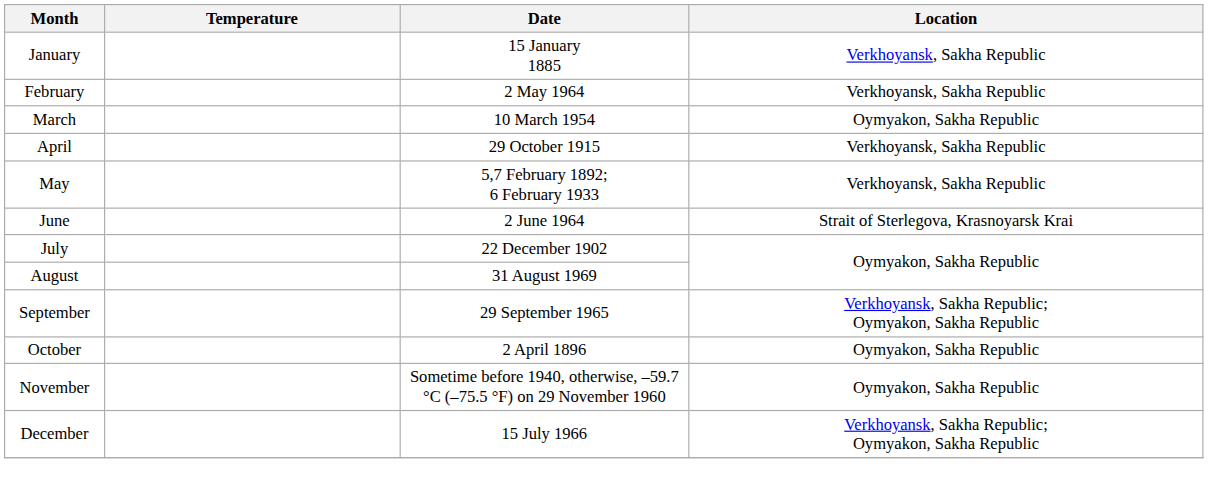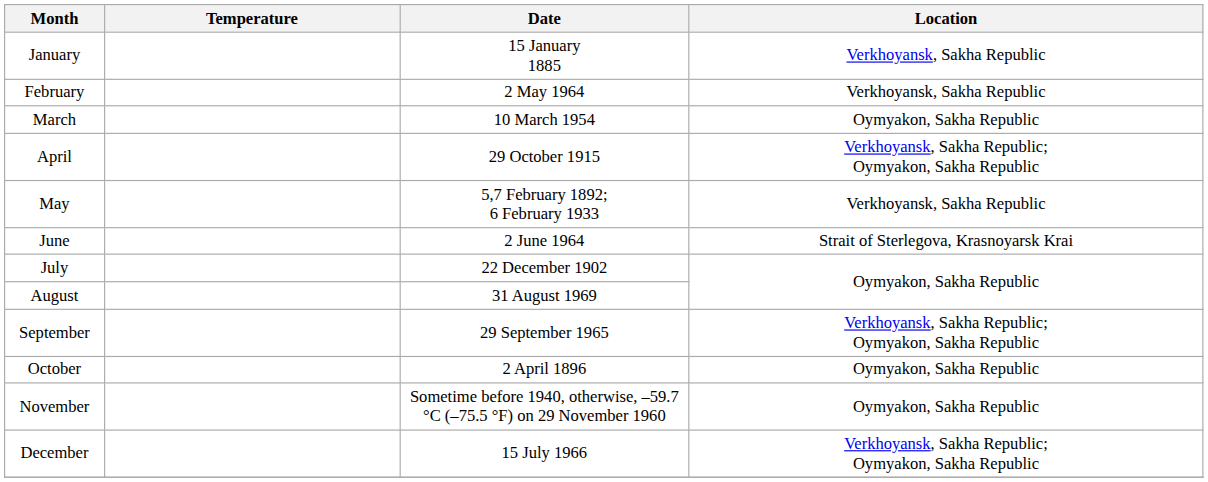(946, 147) Verkhoyansk, Sakha Republic -> (946, 157) Verkhoyansk, Sakha Republic; Oymyakon, Sakha Republic
